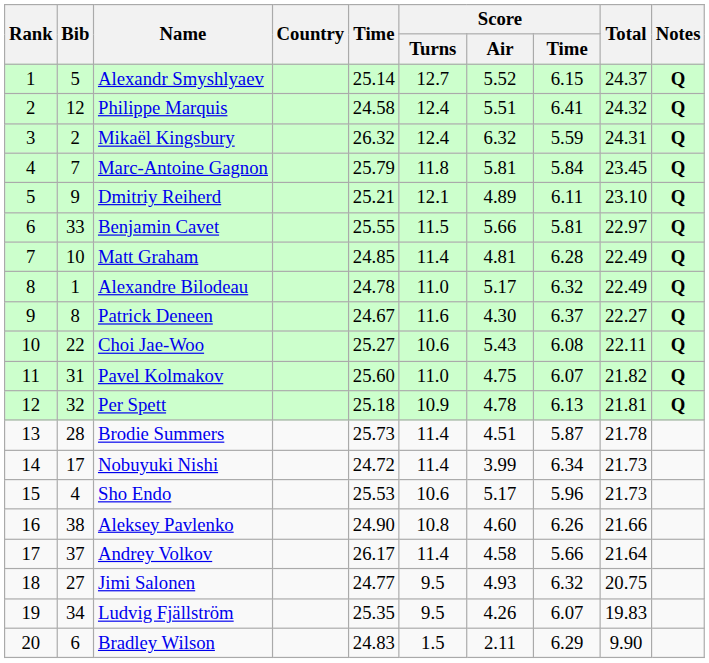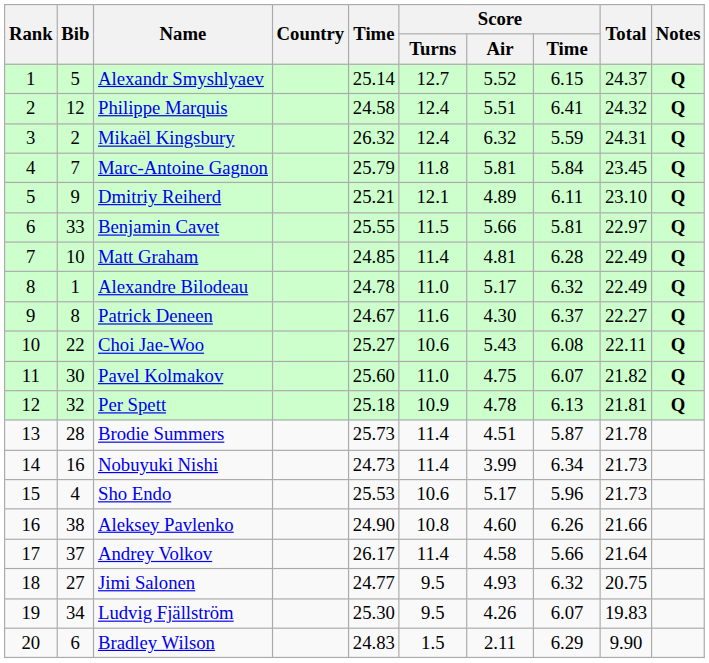(75, 375) 31 -> (75, 375) 30
(75, 464) 17 -> (75, 464) 16
(374, 464) 24.72 -> (374, 464) 24.73
(374, 613) 25.35 -> (374, 613) 25.30
